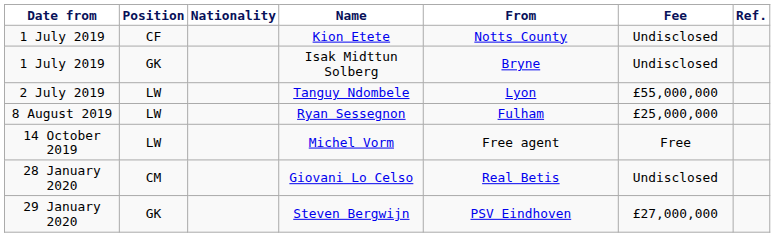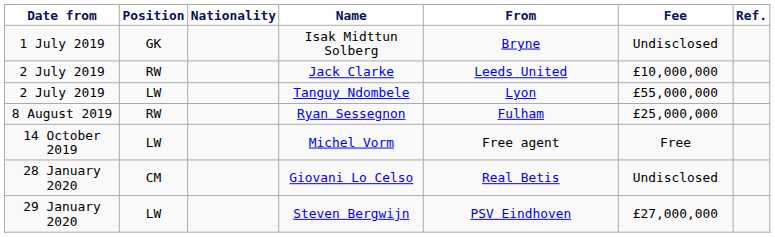- row: (351, 36)
+ row: (351, 72)
(154, 114) LW -> (154, 114) RW
(154, 214) GK -> (154, 214) LW
